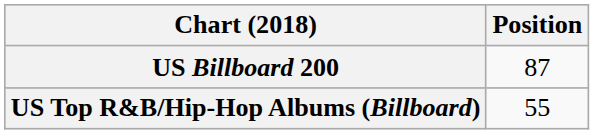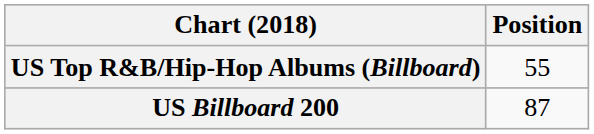rows swapped: (246, 66) <-> (246, 107)
